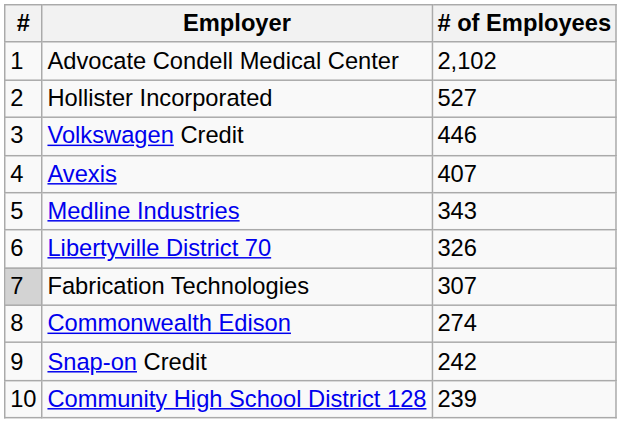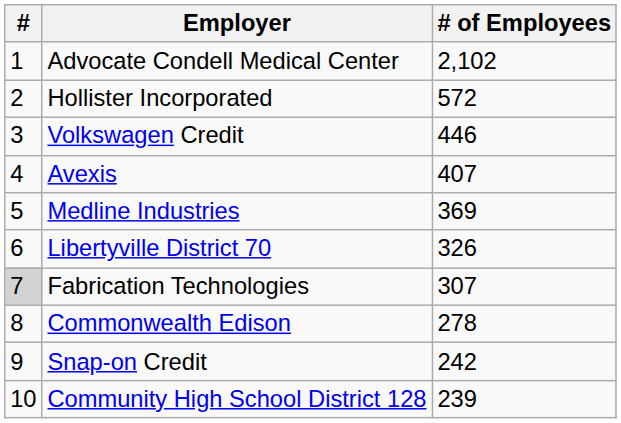(457, 98) 527 -> (457, 98) 572
(457, 211) 343 -> (457, 211) 369
(457, 323) 274 -> (457, 323) 278
